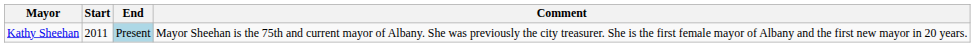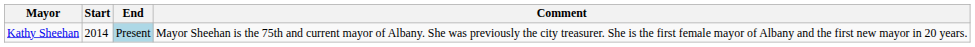(96, 32) 2011 -> (96, 32) 2014
